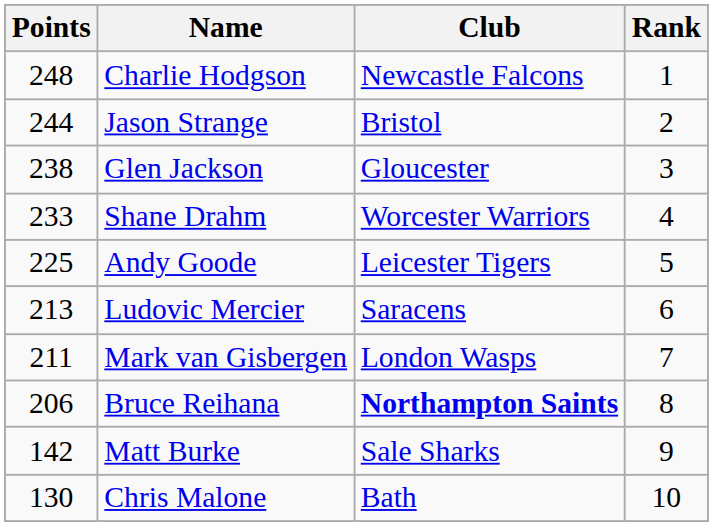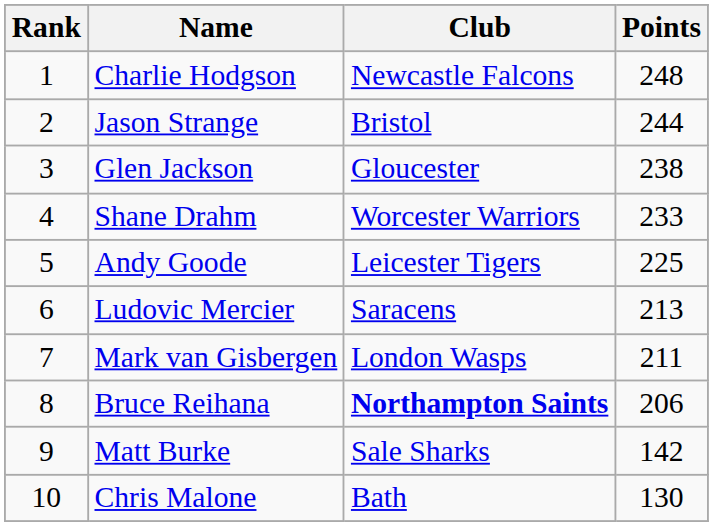columns swapped: (666, 27) <-> (51, 27)
